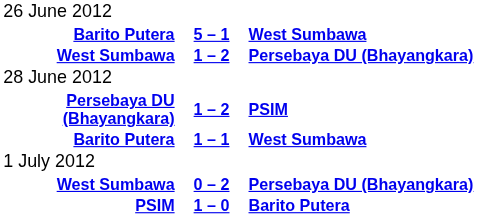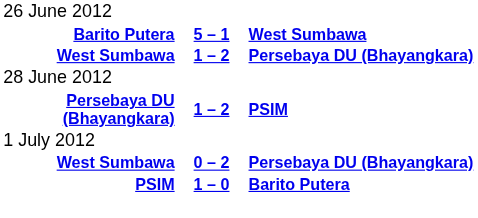- row: (124, 139)
